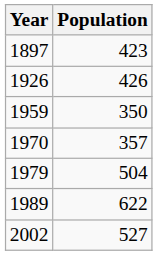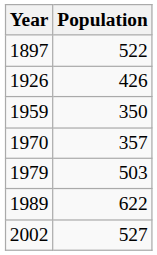(133, 50) 423 -> (133, 50) 522
(133, 173) 504 -> (133, 173) 503
